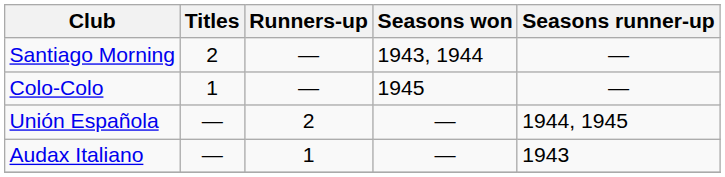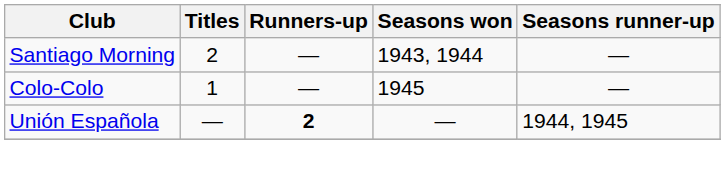(309, 121) normal -> (309, 121) bold
- row: (76, 155)
